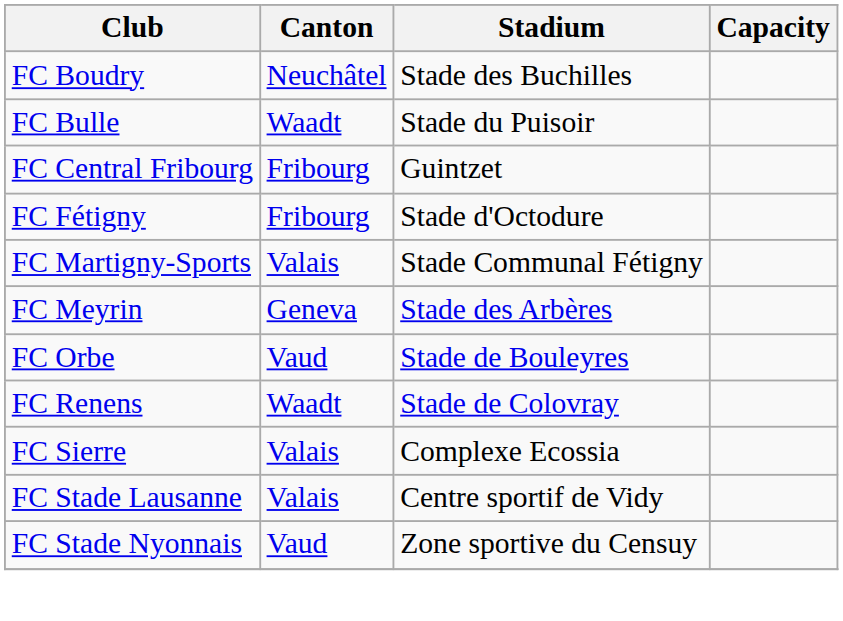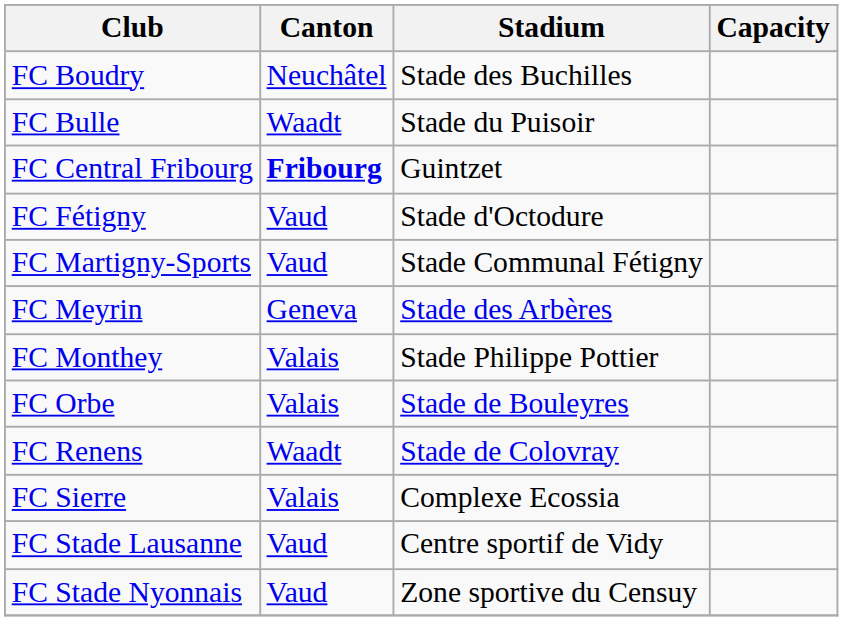(318, 168) normal -> (324, 168) bold
(318, 215) Fribourg -> (297, 215) Vaud
(303, 262) Valais -> (297, 262) Vaud
+ row: (87, 356)
(297, 356) Vaud -> (303, 403) Valais
(303, 497) Valais -> (297, 544) Vaud
